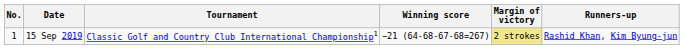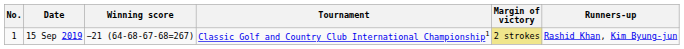columns swapped: (232, 16) <-> (436, 16)
